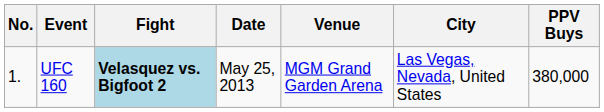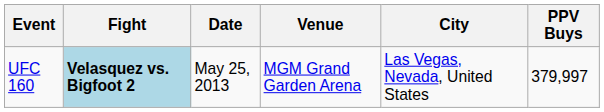- column: (21, 25)
(561, 77) 380,000 -> (560, 77) 379,997
